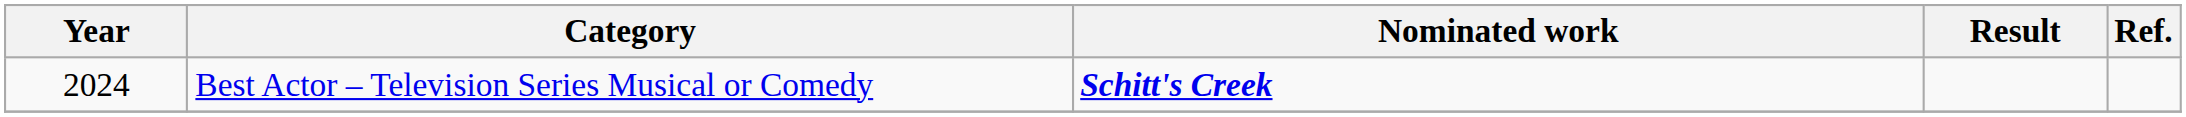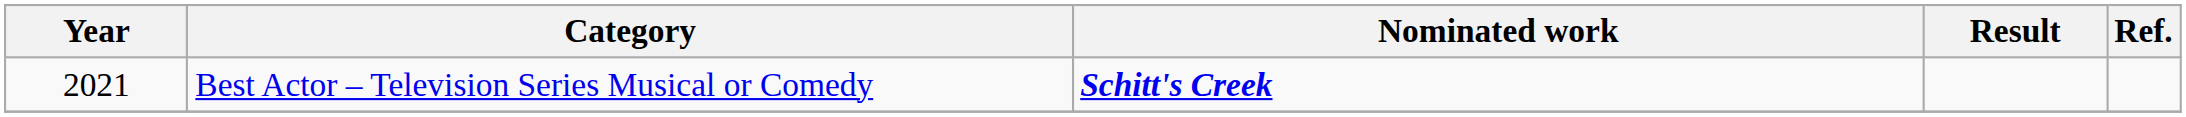(96, 84) 2024 -> (96, 84) 2021
